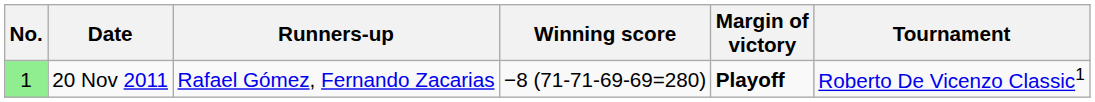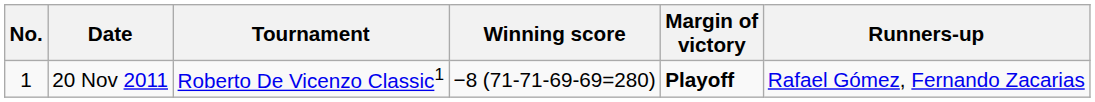columns swapped: (952, 33) <-> (336, 33)
(26, 79) lightgreen background -> (26, 79) no background
